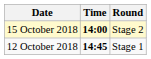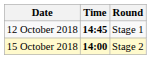rows swapped: (42, 46) <-> (42, 29)
